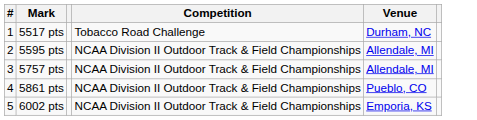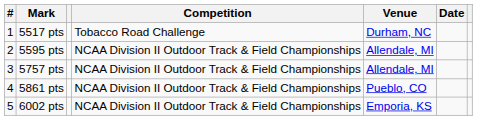+ column: (452, 13)
